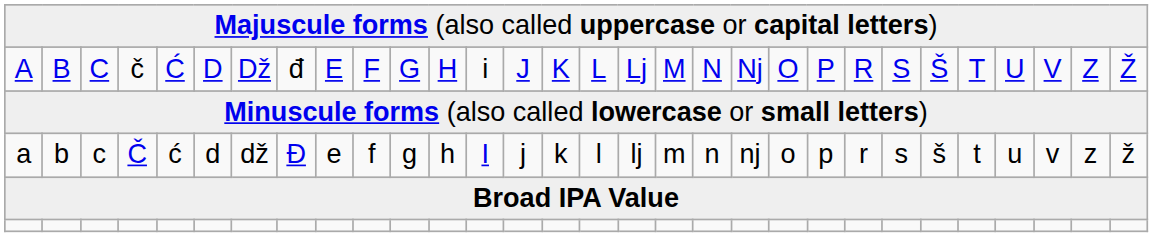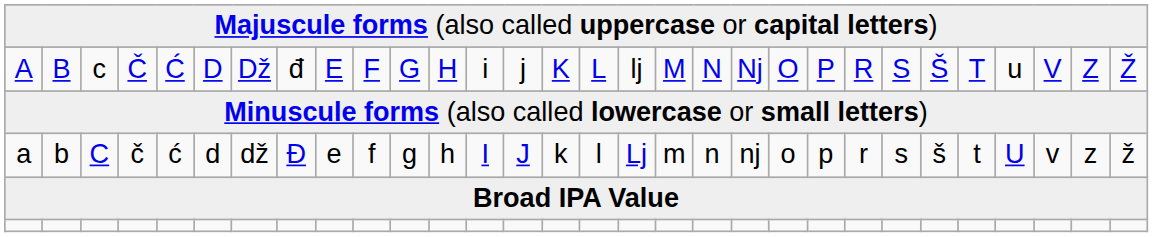(99, 68) C -> (99, 68) c
(137, 68) č -> (137, 68) Č
(523, 68) J -> (523, 68) j
(636, 68) Lj -> (636, 68) lj
(1015, 68) U -> (1015, 68) u
(99, 154) c -> (99, 154) C
(137, 154) Č -> (137, 154) č
(523, 154) j -> (523, 154) J
(636, 154) lj -> (636, 154) Lj
(1015, 154) u -> (1015, 154) U
